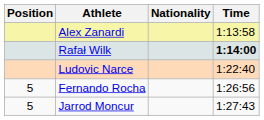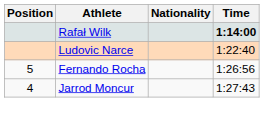- row: (91, 32)
(30, 106) 5 -> (30, 87) 4
